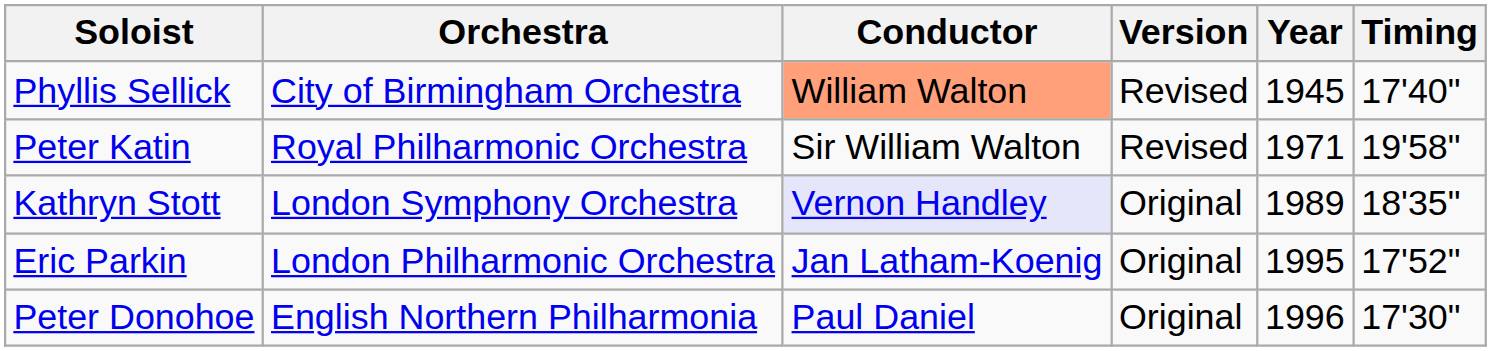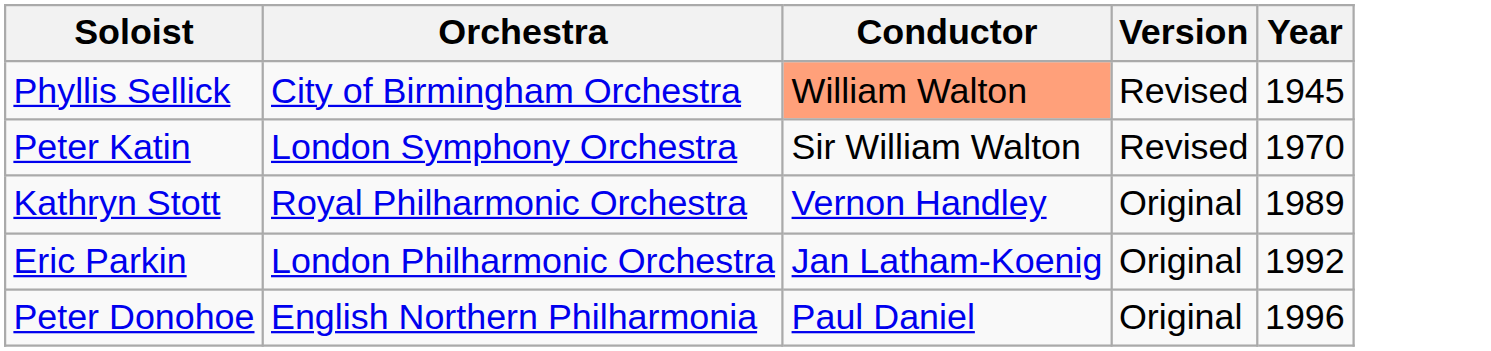- column: (1420, 32)
(509, 146) Royal Philharmonic Orchestra -> (504, 146) London Symphony Orchestra
(1305, 146) 1971 -> (1305, 146) 1970
(504, 203) London Symphony Orchestra -> (509, 203) Royal Philharmonic Orchestra
(919, 203) lavender background -> (919, 203) no background
(1305, 260) 1995 -> (1305, 260) 1992
